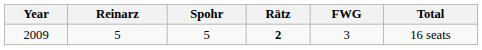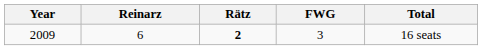- column: (207, 14)
(117, 34) 5 -> (140, 34) 6
